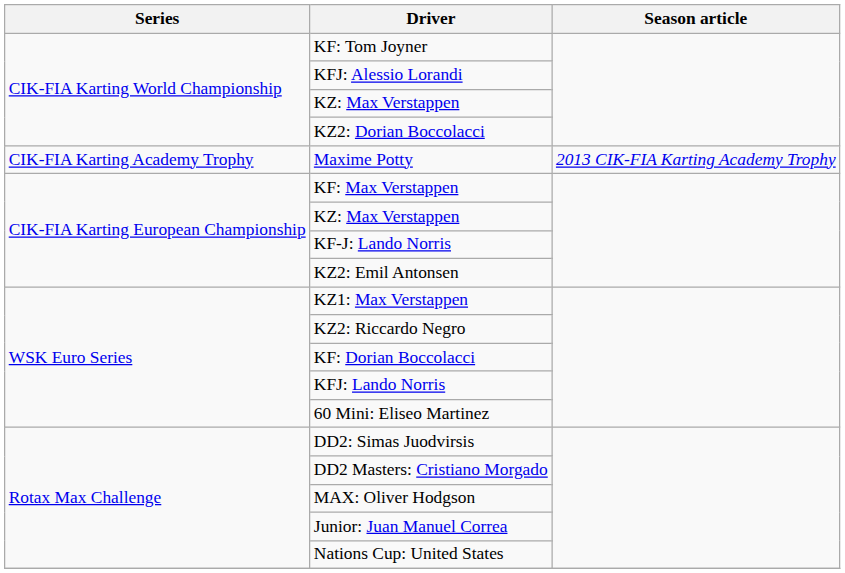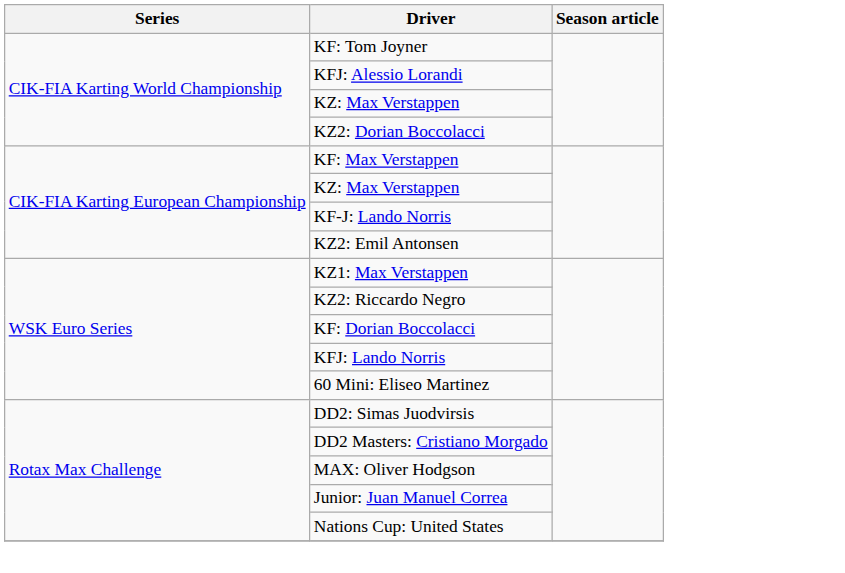- row: (131, 159)
